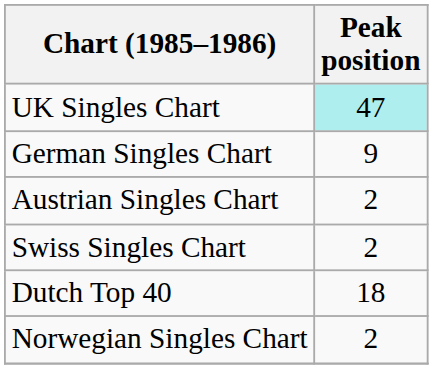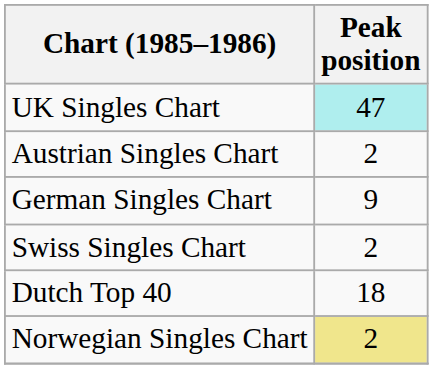rows swapped: (142, 153) <-> (145, 199)
(371, 339) no background -> (371, 339) khaki background
